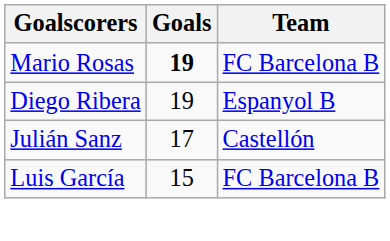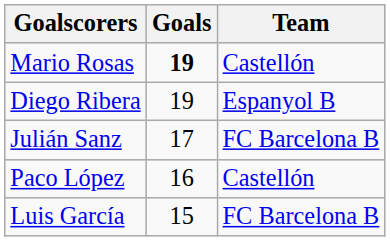(301, 62) FC Barcelona B -> (269, 62) Castellón
(269, 139) Castellón -> (301, 139) FC Barcelona B
+ row: (67, 178)
